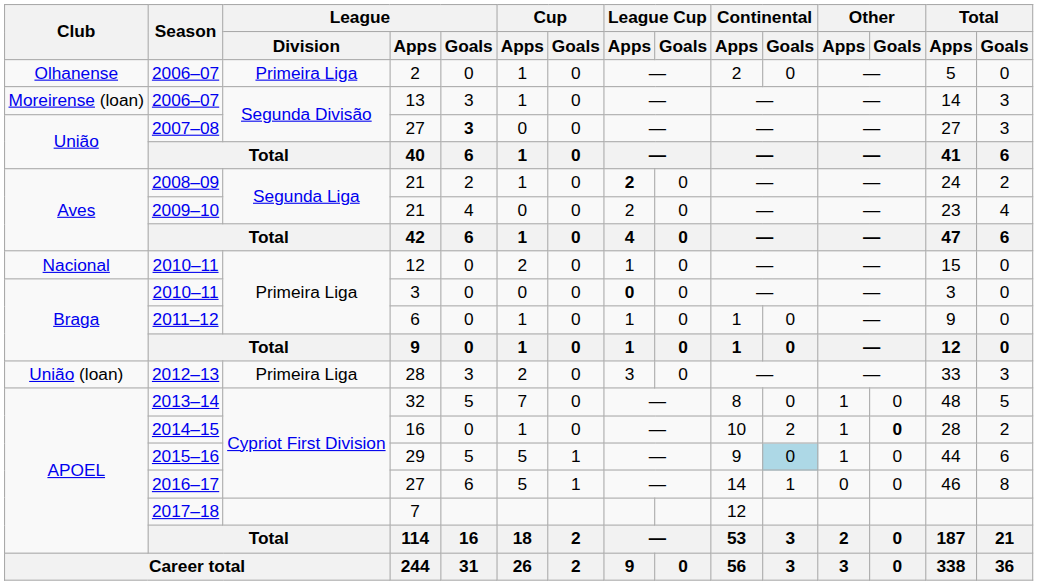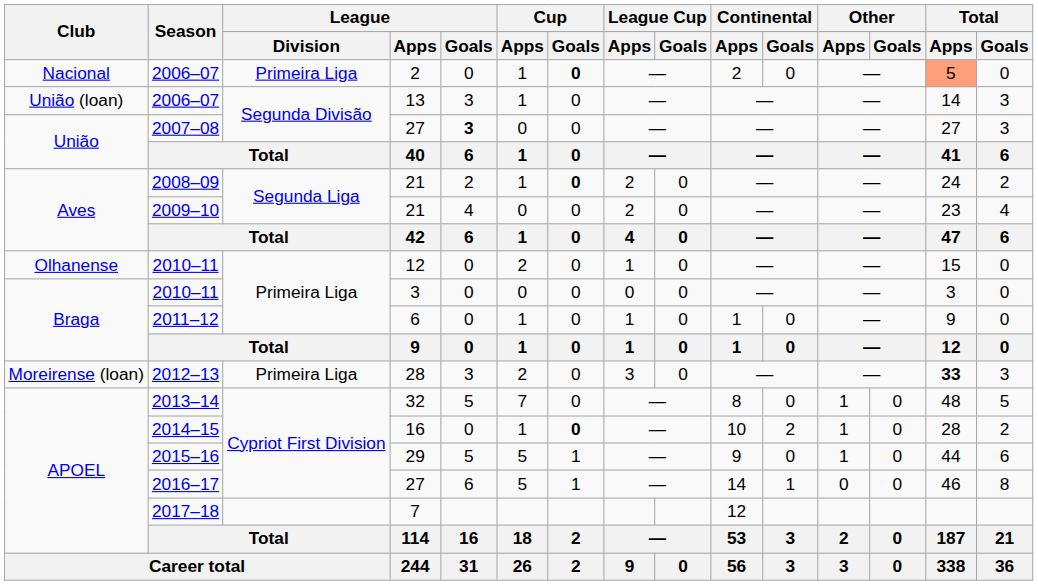(76, 73) Olhanense -> (76, 73) Nacional
(576, 73) normal -> (576, 73) bold
(951, 73) no background -> (951, 73) lightsalmon background
(76, 100) Moreirense (loan) -> (76, 100) União (loan)
(576, 182) normal -> (576, 182) bold
(629, 182) bold -> (629, 182) normal
(76, 264) Nacional -> (76, 264) Olhanense
(629, 292) bold -> (629, 292) normal
(76, 374) União (loan) -> (76, 374) Moreirense (loan)
(951, 374) normal -> (951, 374) bold
(576, 429) normal -> (576, 429) bold
(897, 429) bold -> (897, 429) normal
(790, 456) lightblue background -> (790, 456) no background
